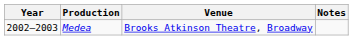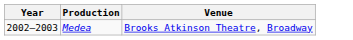- column: (332, 12)
